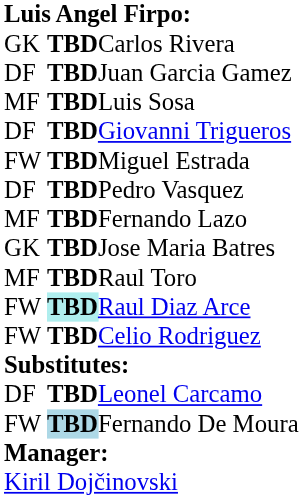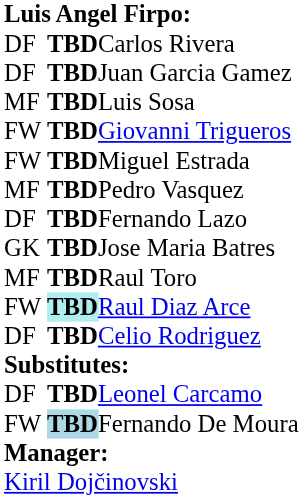(22, 43) GK -> (20, 43) DF
(20, 131) DF -> (23, 131) FW
(20, 189) DF -> (22, 189) MF
(22, 218) MF -> (20, 218) DF
(23, 335) FW -> (20, 335) DF
